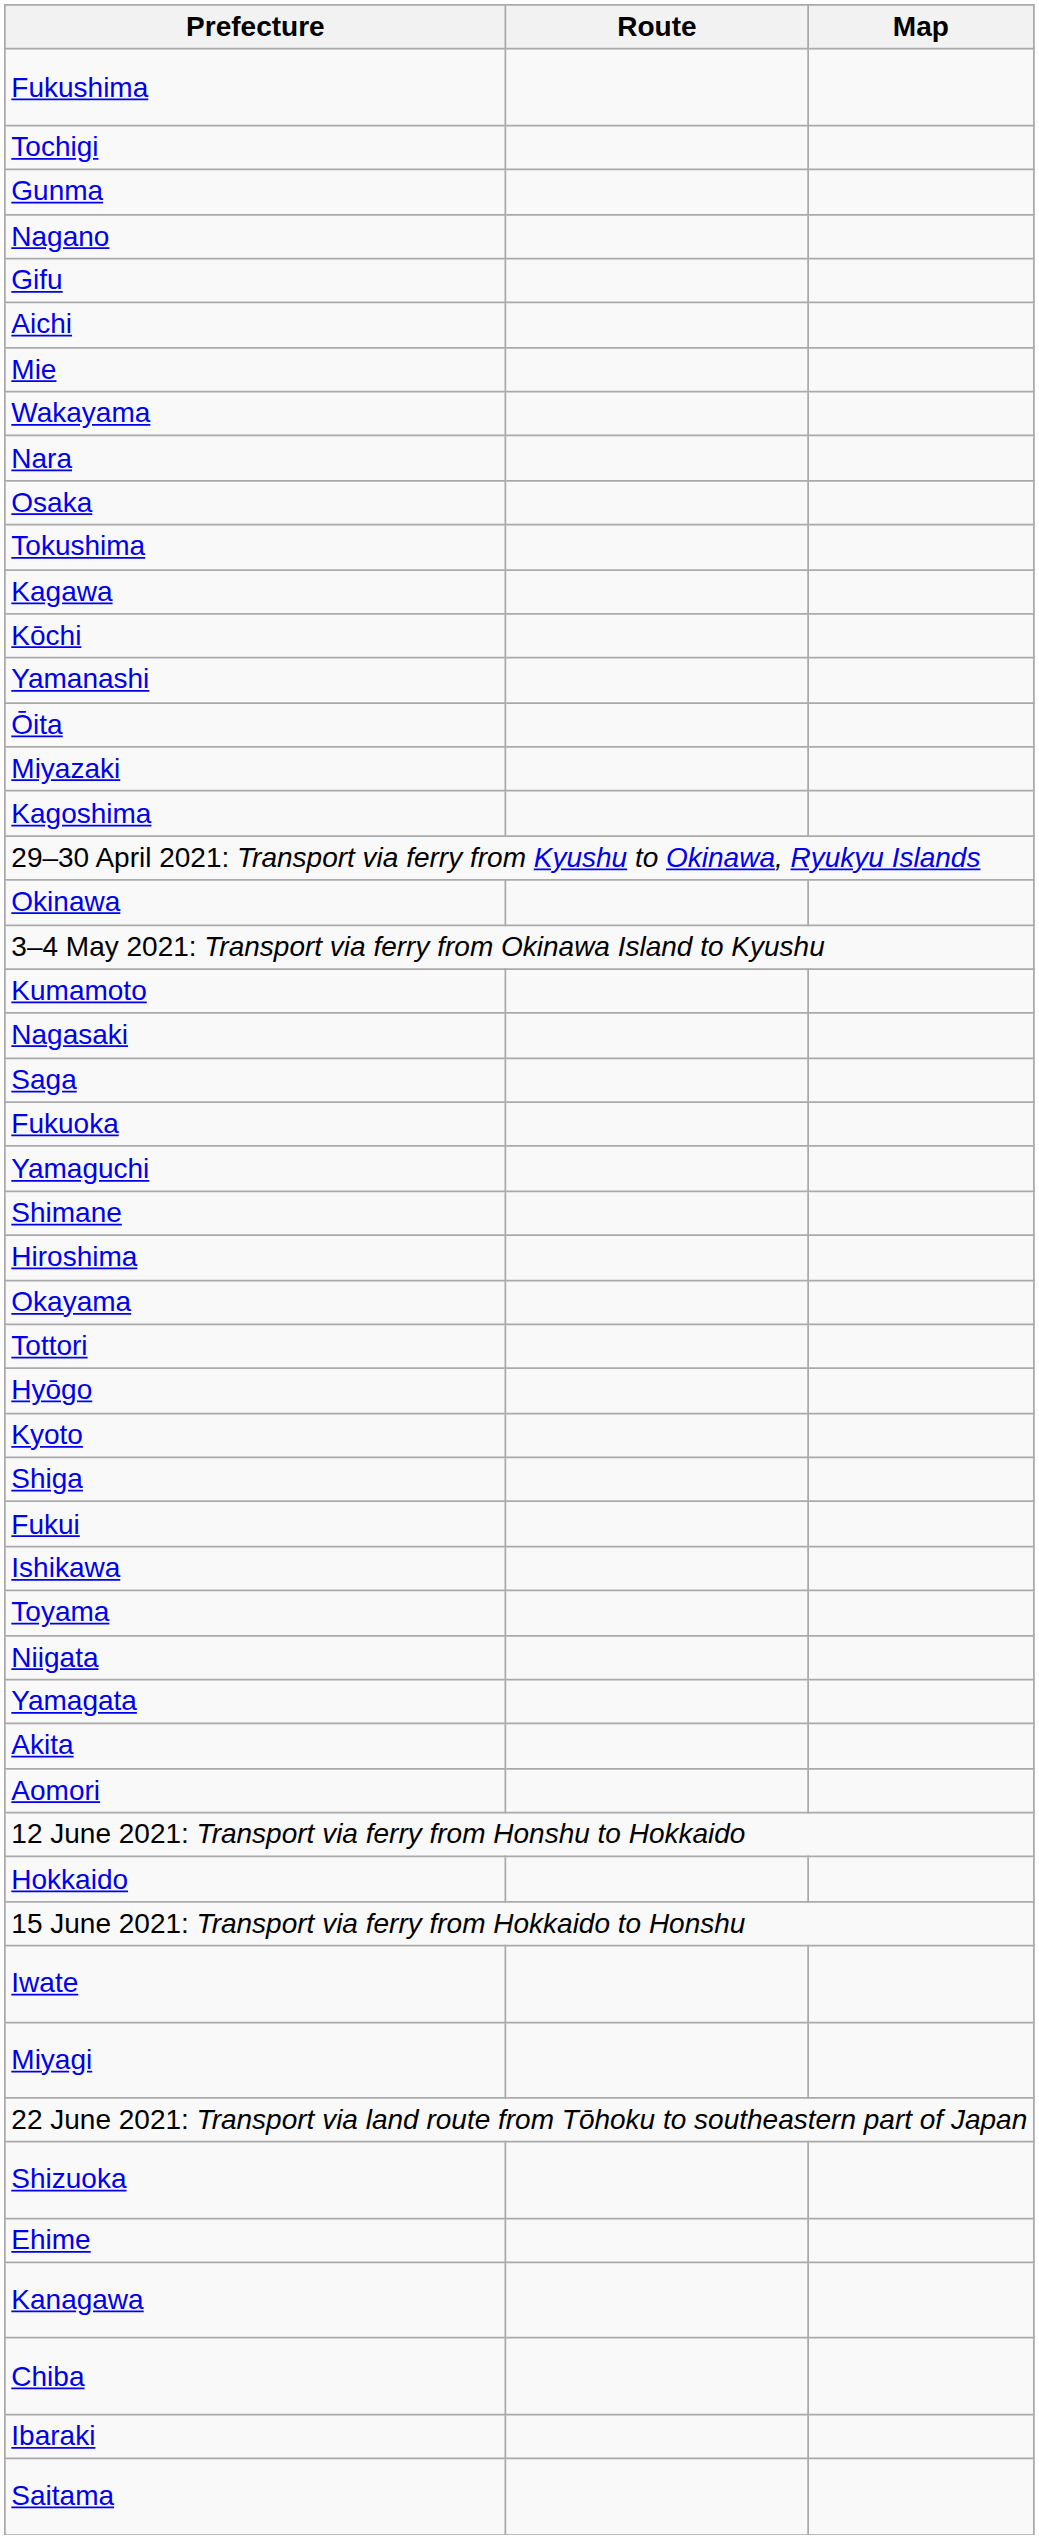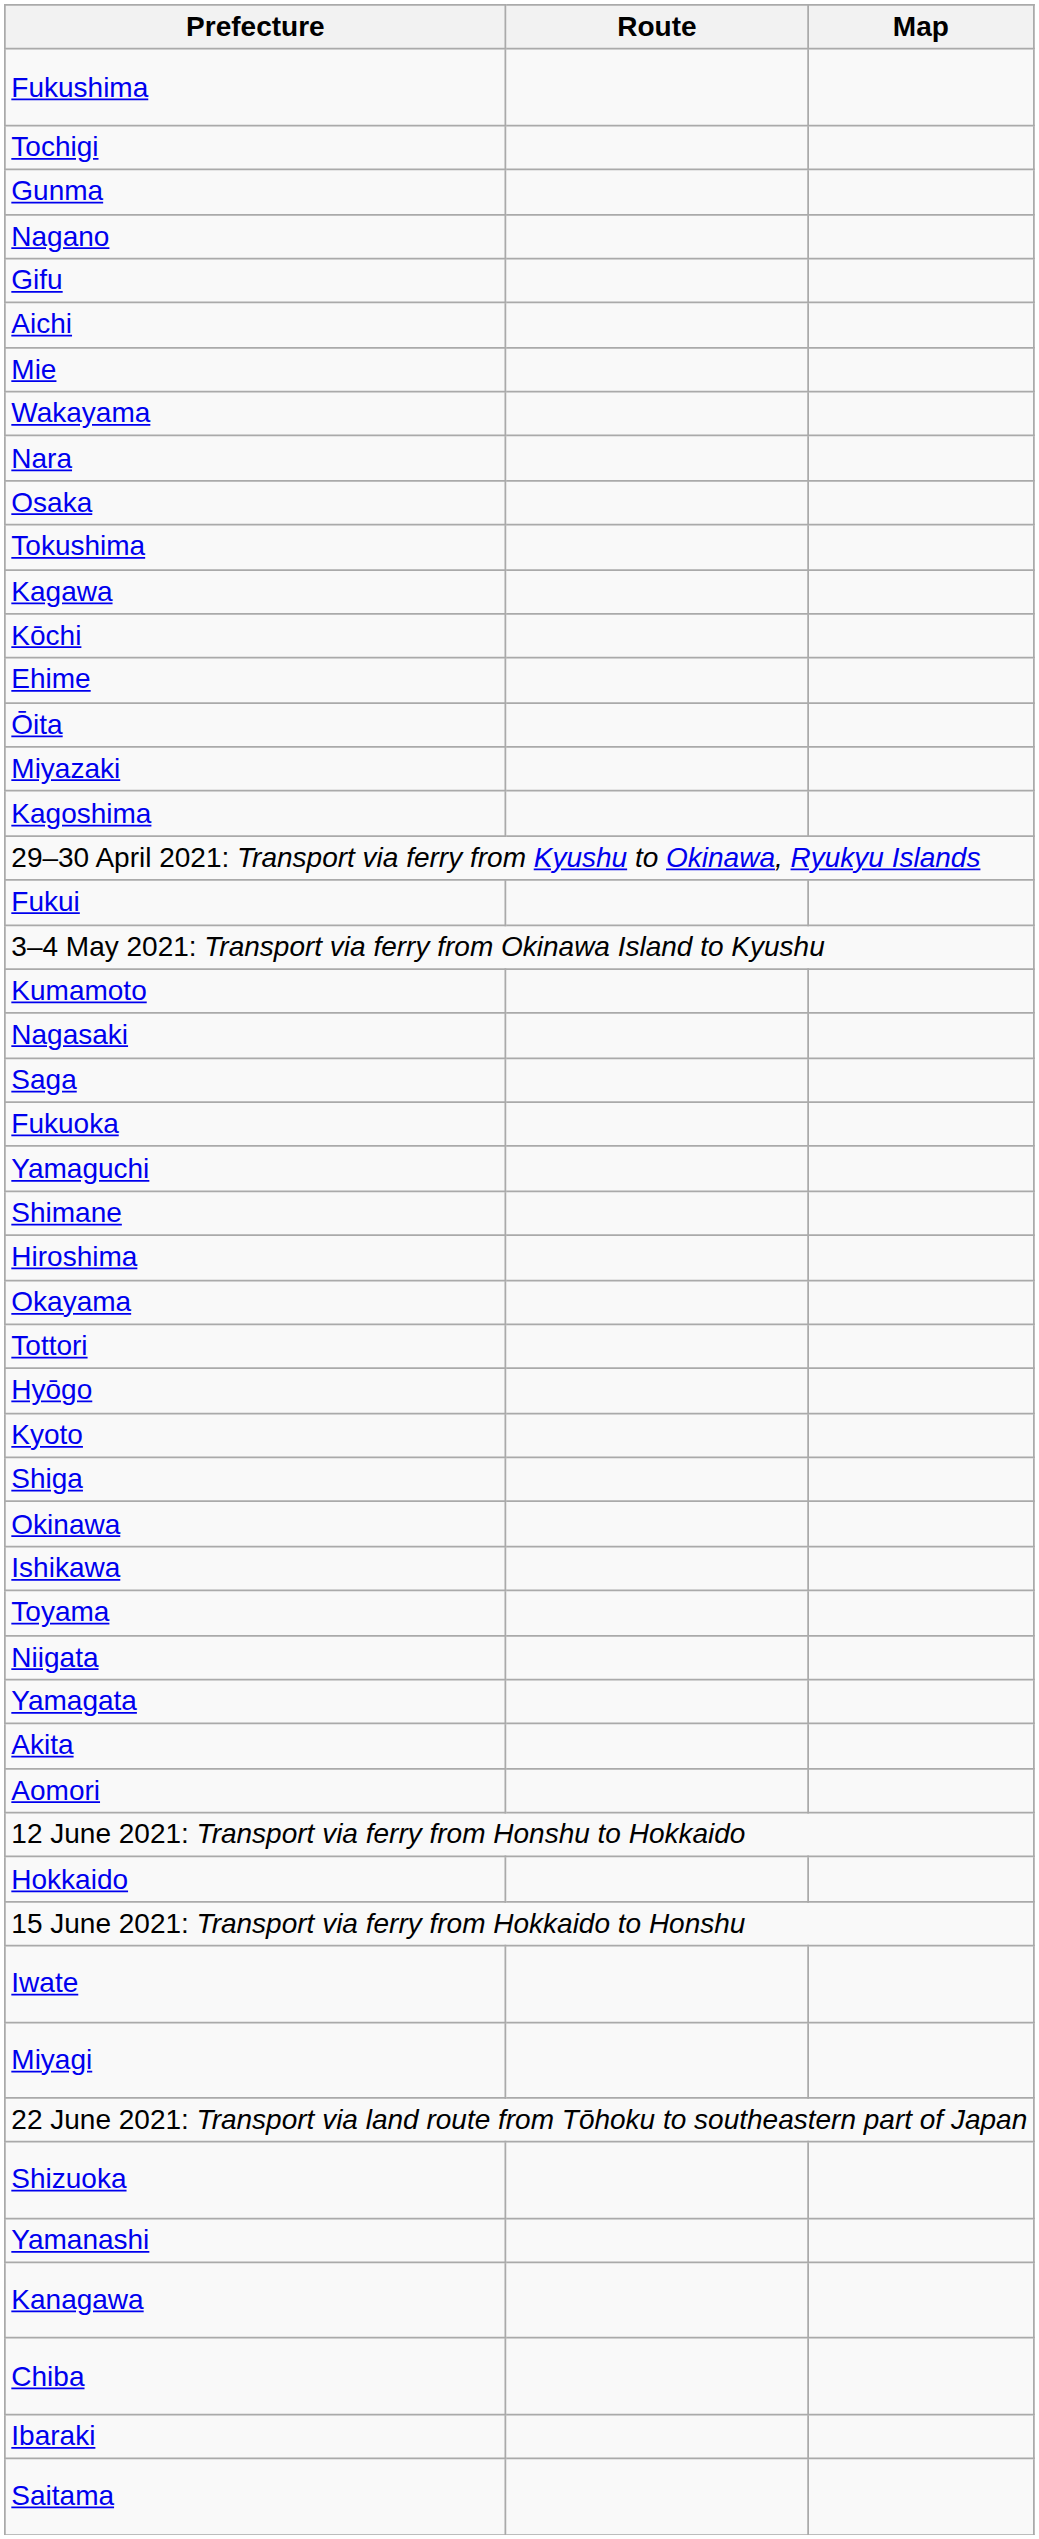rows swapped: (51, 2239) <-> (80, 679)
rows swapped: (66, 901) <-> (46, 1523)
